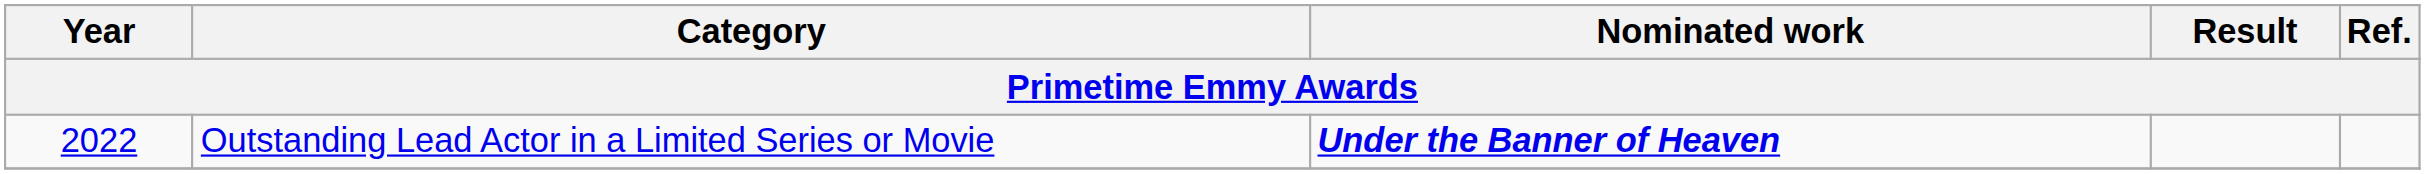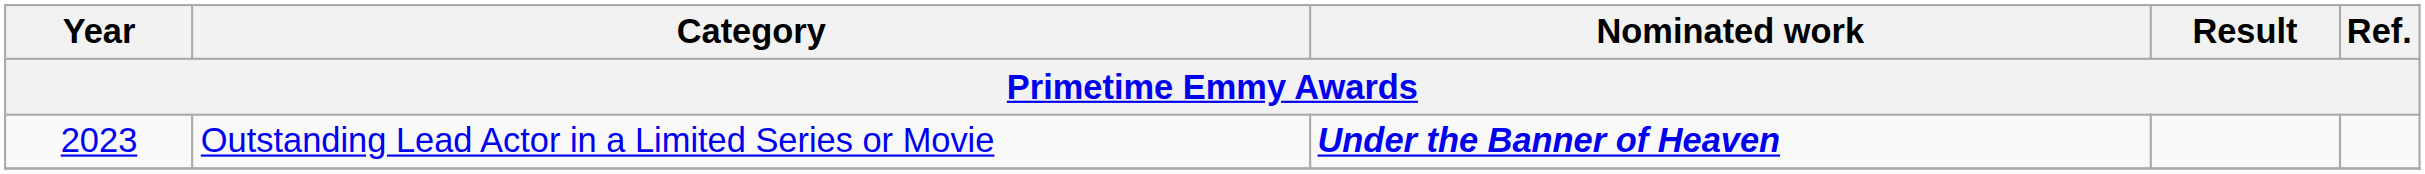(99, 140) 2022 -> (99, 140) 2023
